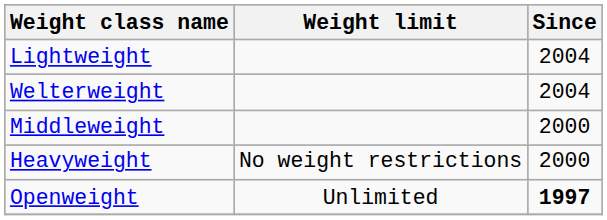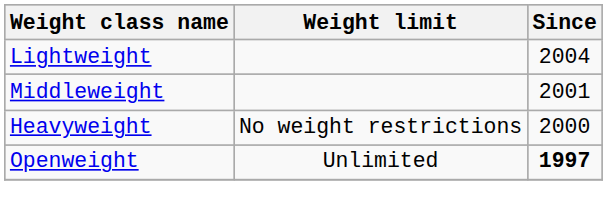- row: (87, 92)
(565, 127) 2000 -> (565, 92) 2001
